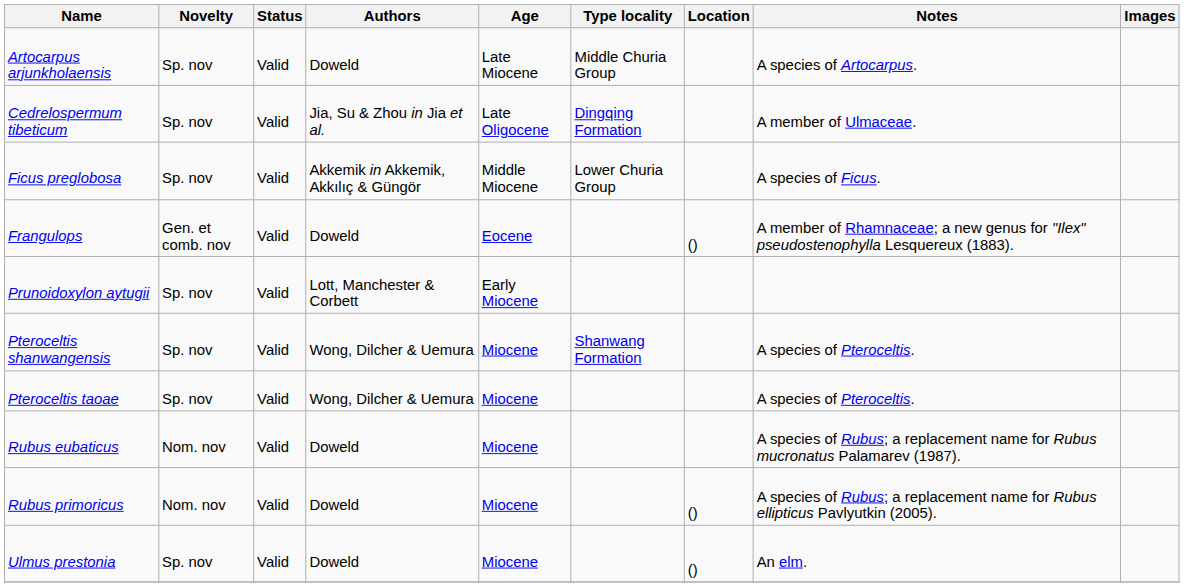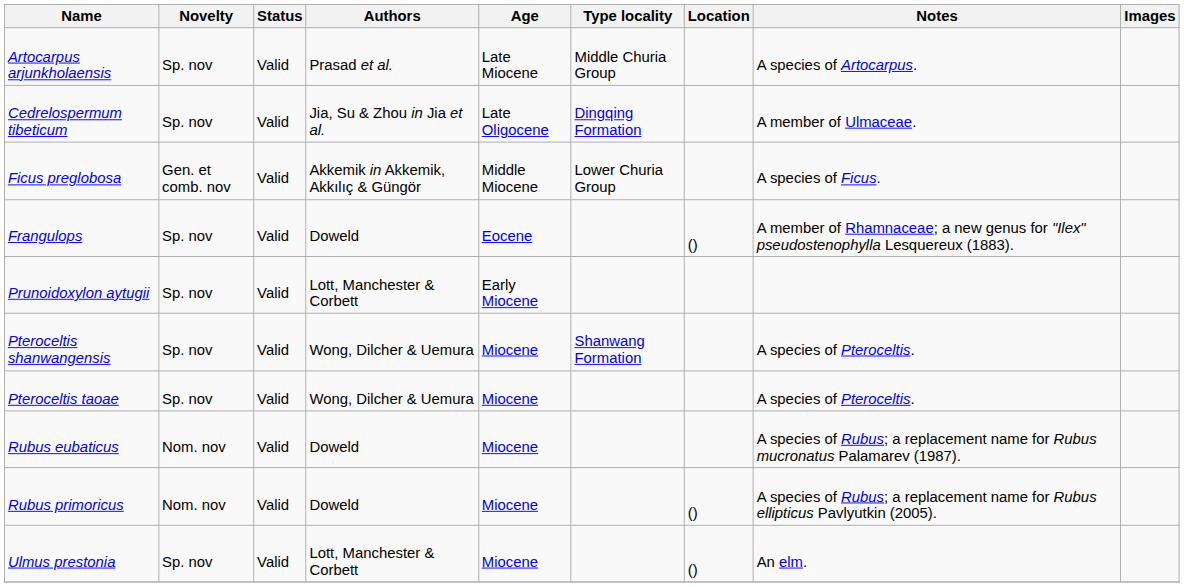(334, 65) Doweld -> (351, 65) Prasad et al.
(187, 179) Sp. nov -> (196, 179) Gen. et comb. nov
(196, 236) Gen. et comb. nov -> (187, 236) Sp. nov
(334, 561) Doweld -> (372, 561) Lott, Manchester & Corbett
